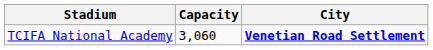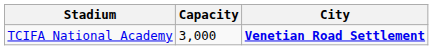(197, 35) 3,060 -> (197, 35) 3,000
